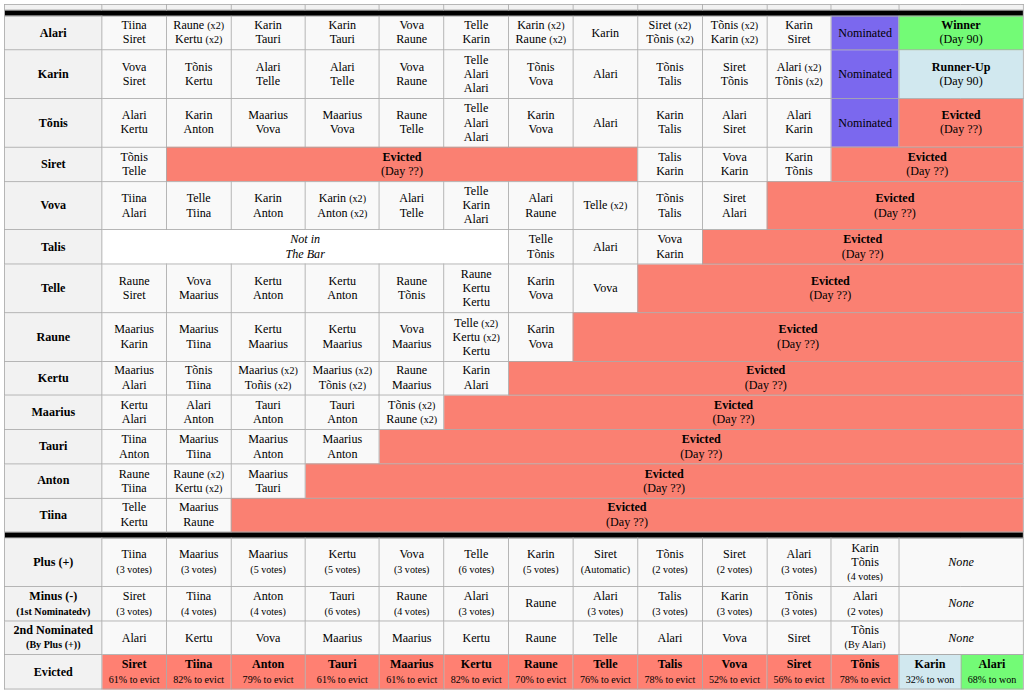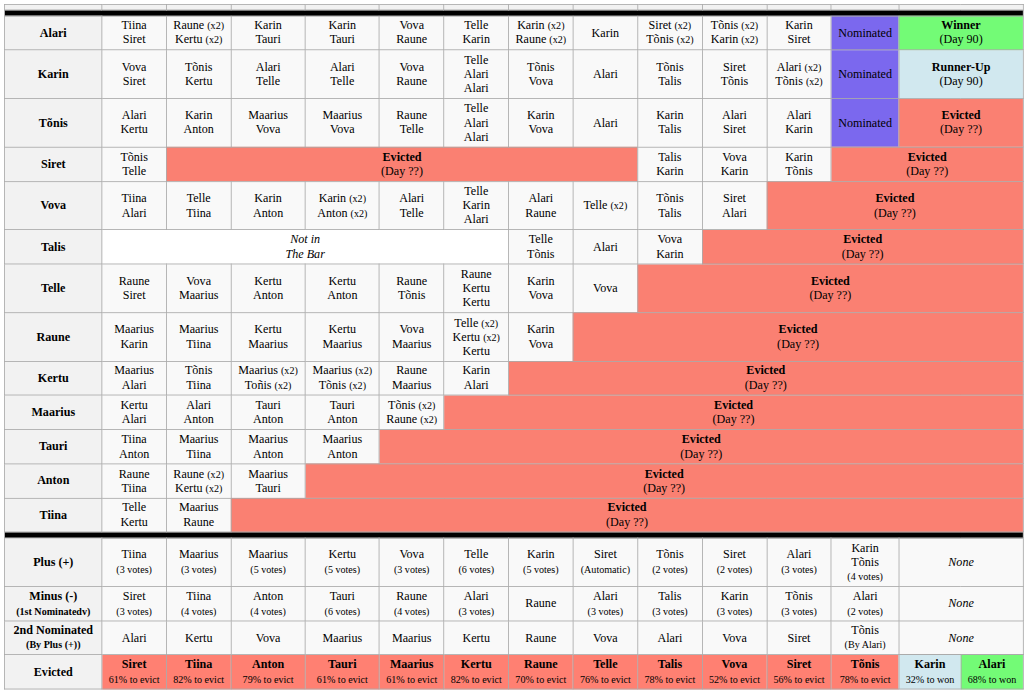(605, 638) Telle -> (605, 638) Vova
